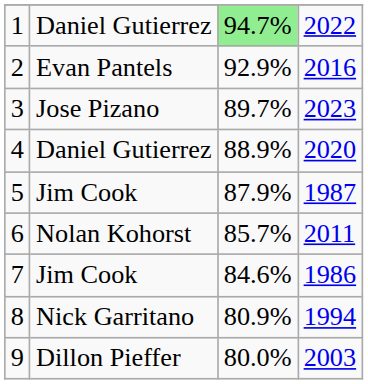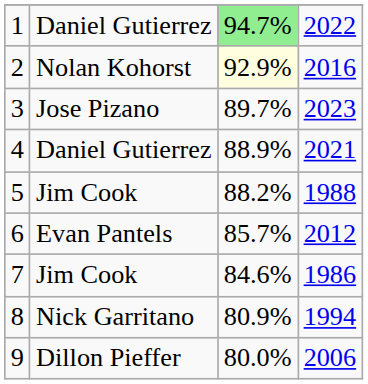(104, 66) Evan Pantels -> (114, 66) Nolan Kohorst
(258, 66) no background -> (258, 66) lightyellow background
(330, 150) 2020 -> (330, 150) 2021
(258, 191) 87.9% -> (258, 191) 88.2%
(330, 191) 1987 -> (330, 191) 1988
(114, 233) Nolan Kohorst -> (104, 233) Evan Pantels
(329, 233) 2011 -> (330, 233) 2012
(330, 358) 2003 -> (330, 358) 2006
